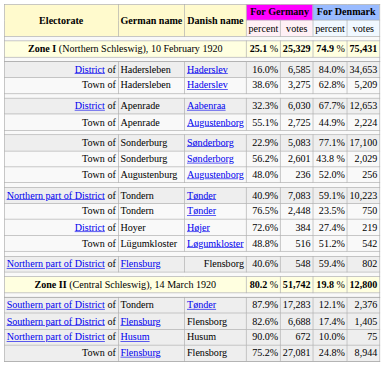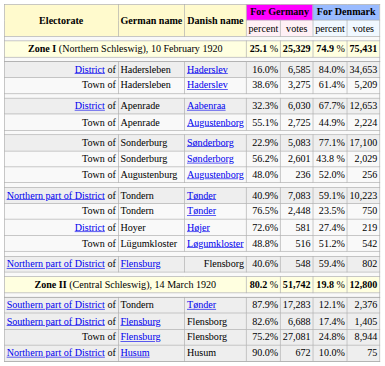(332, 85) 62.8% -> (332, 85) 61.4%
(303, 227) 384 -> (303, 227) 581
rows swapped: (141, 353) <-> (135, 337)
